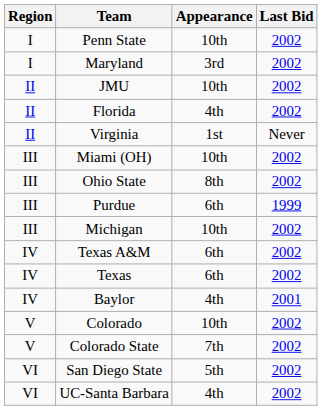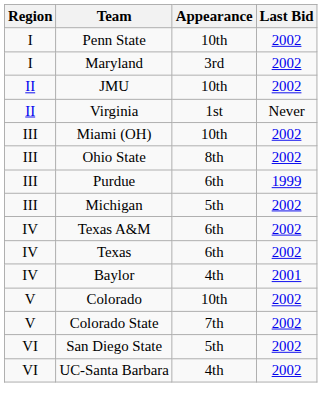- row: (114, 110)
(214, 228) 10th -> (214, 205) 5th
